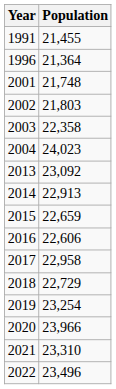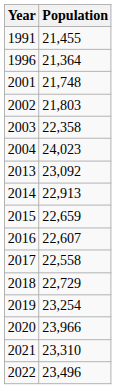(62, 238) 22,606 -> (62, 238) 22,607
(62, 261) 22,958 -> (62, 261) 22,558
